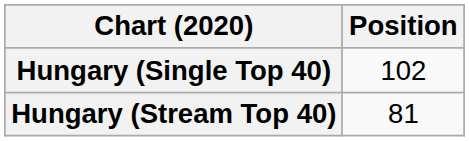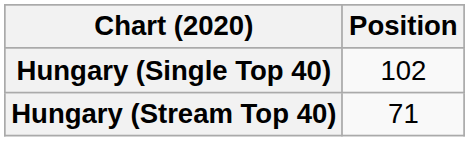(403, 113) 81 -> (403, 113) 71
